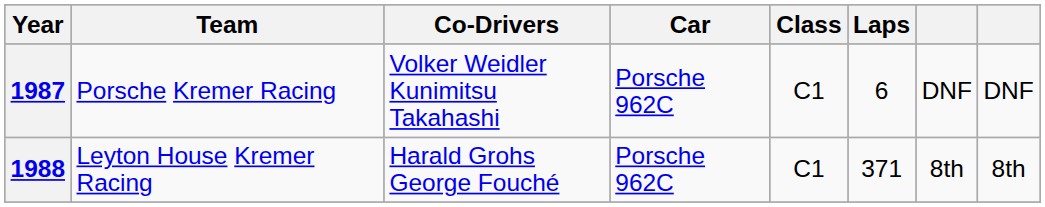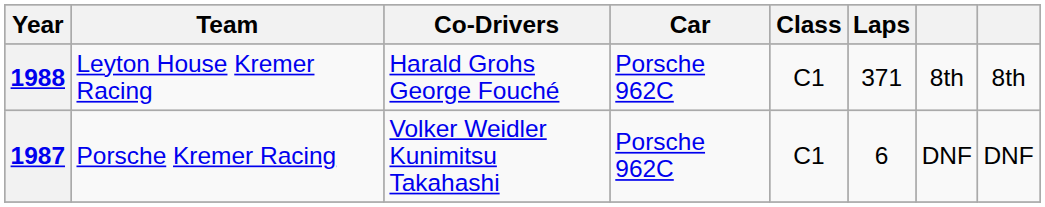rows swapped: (38, 90) <-> (38, 170)
